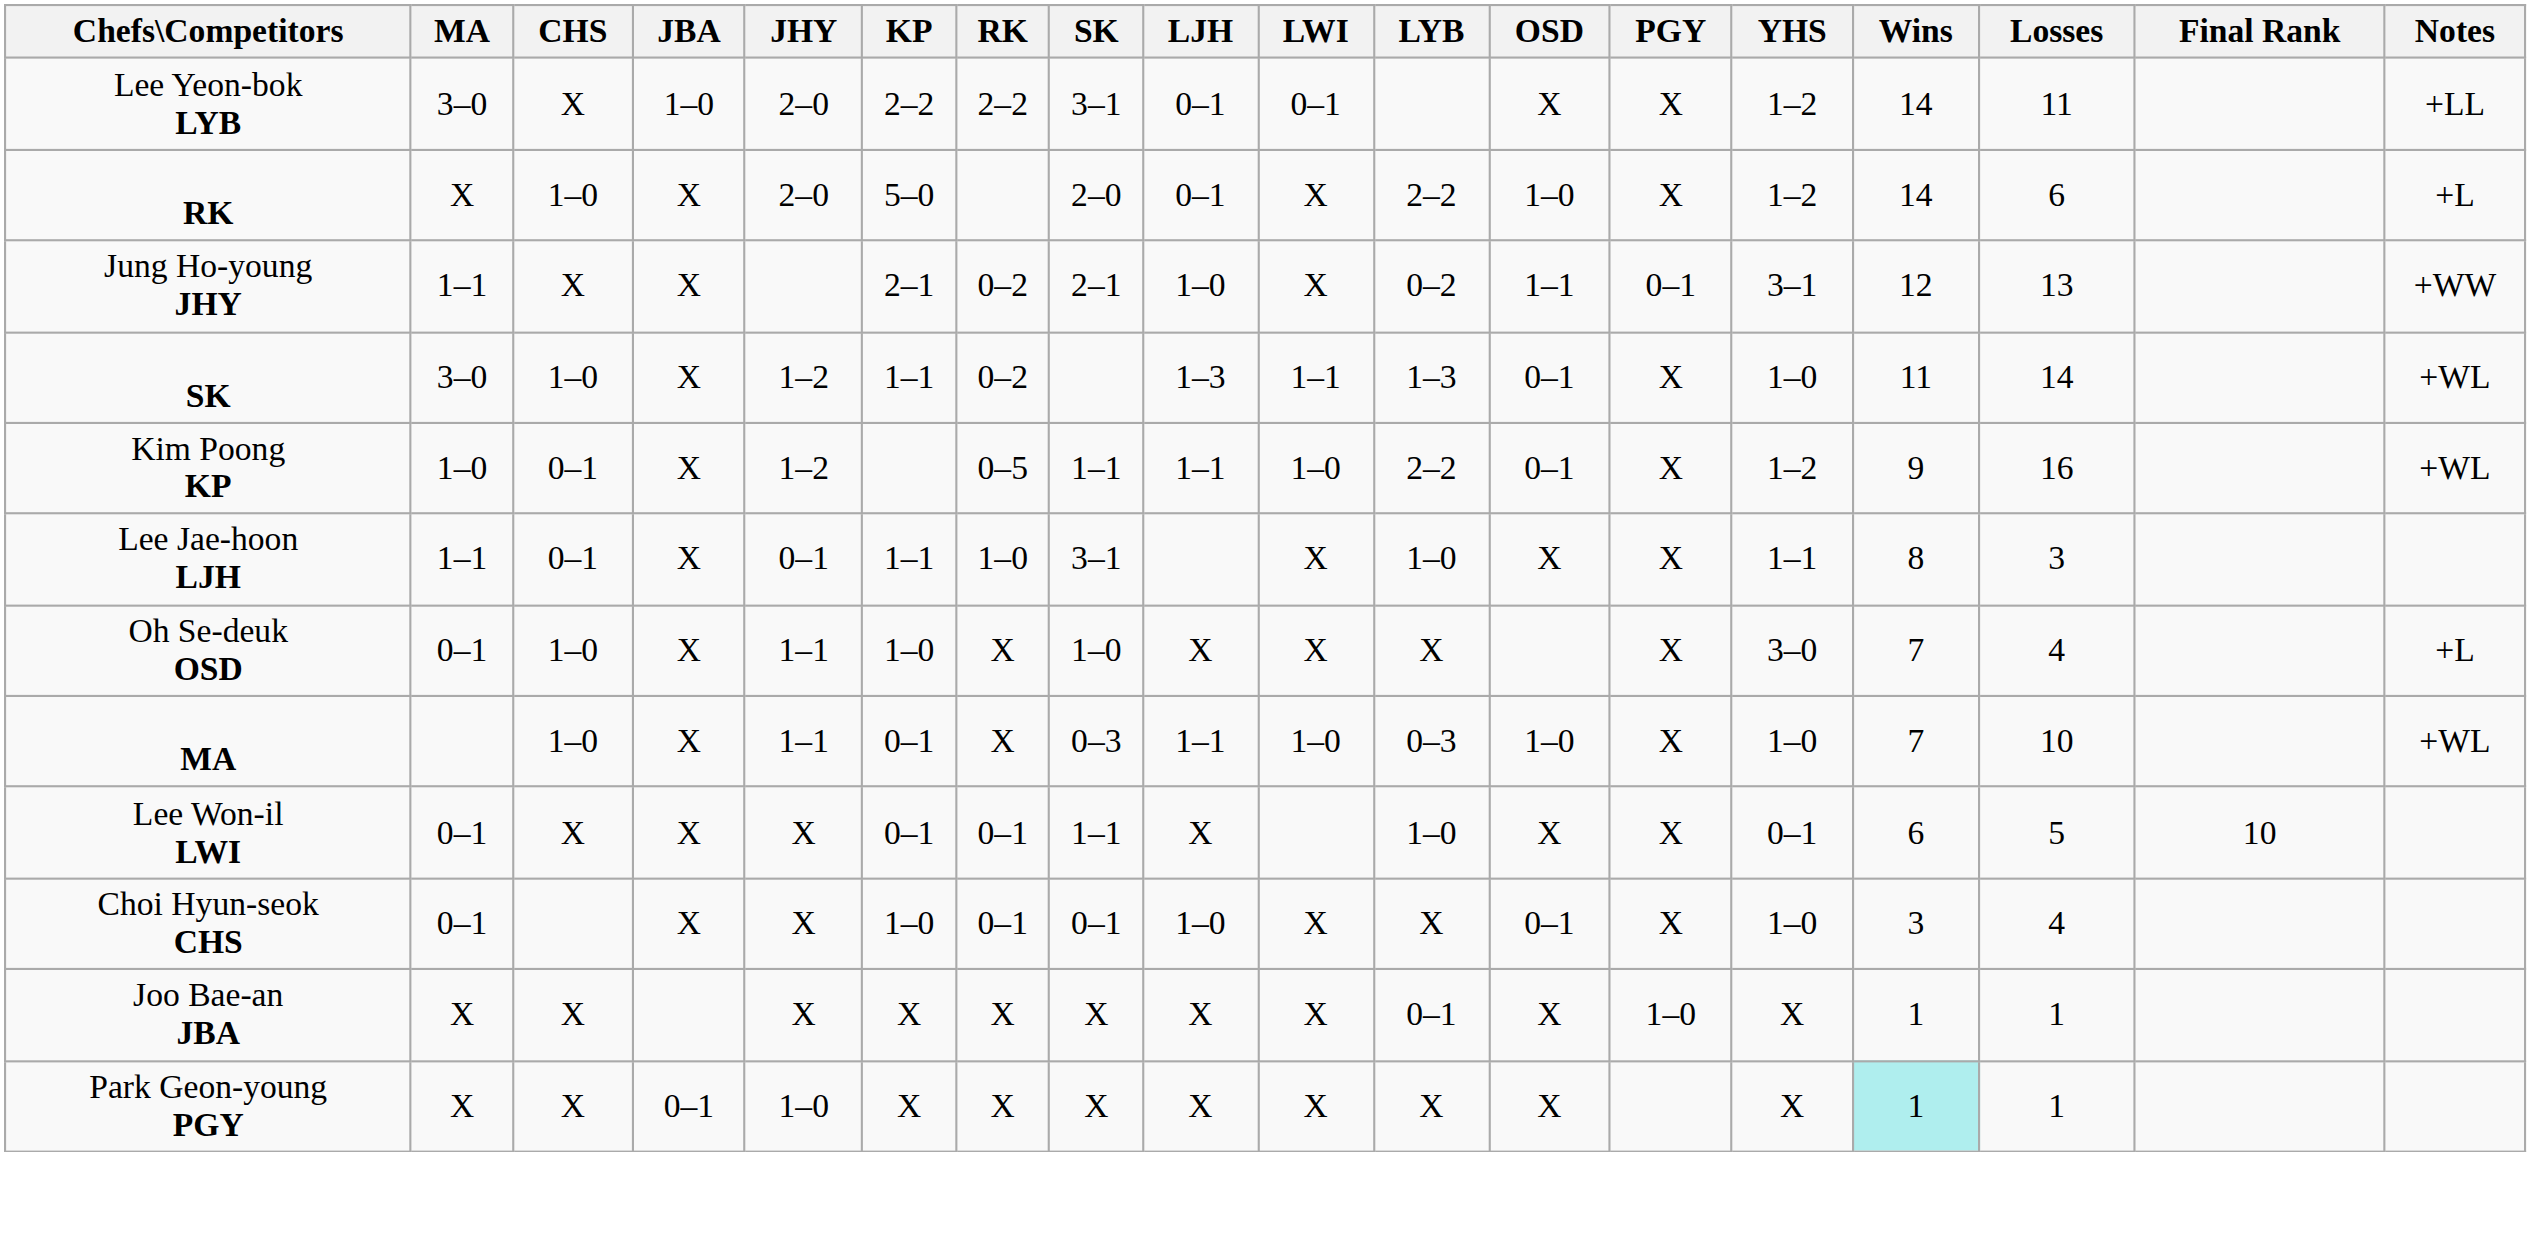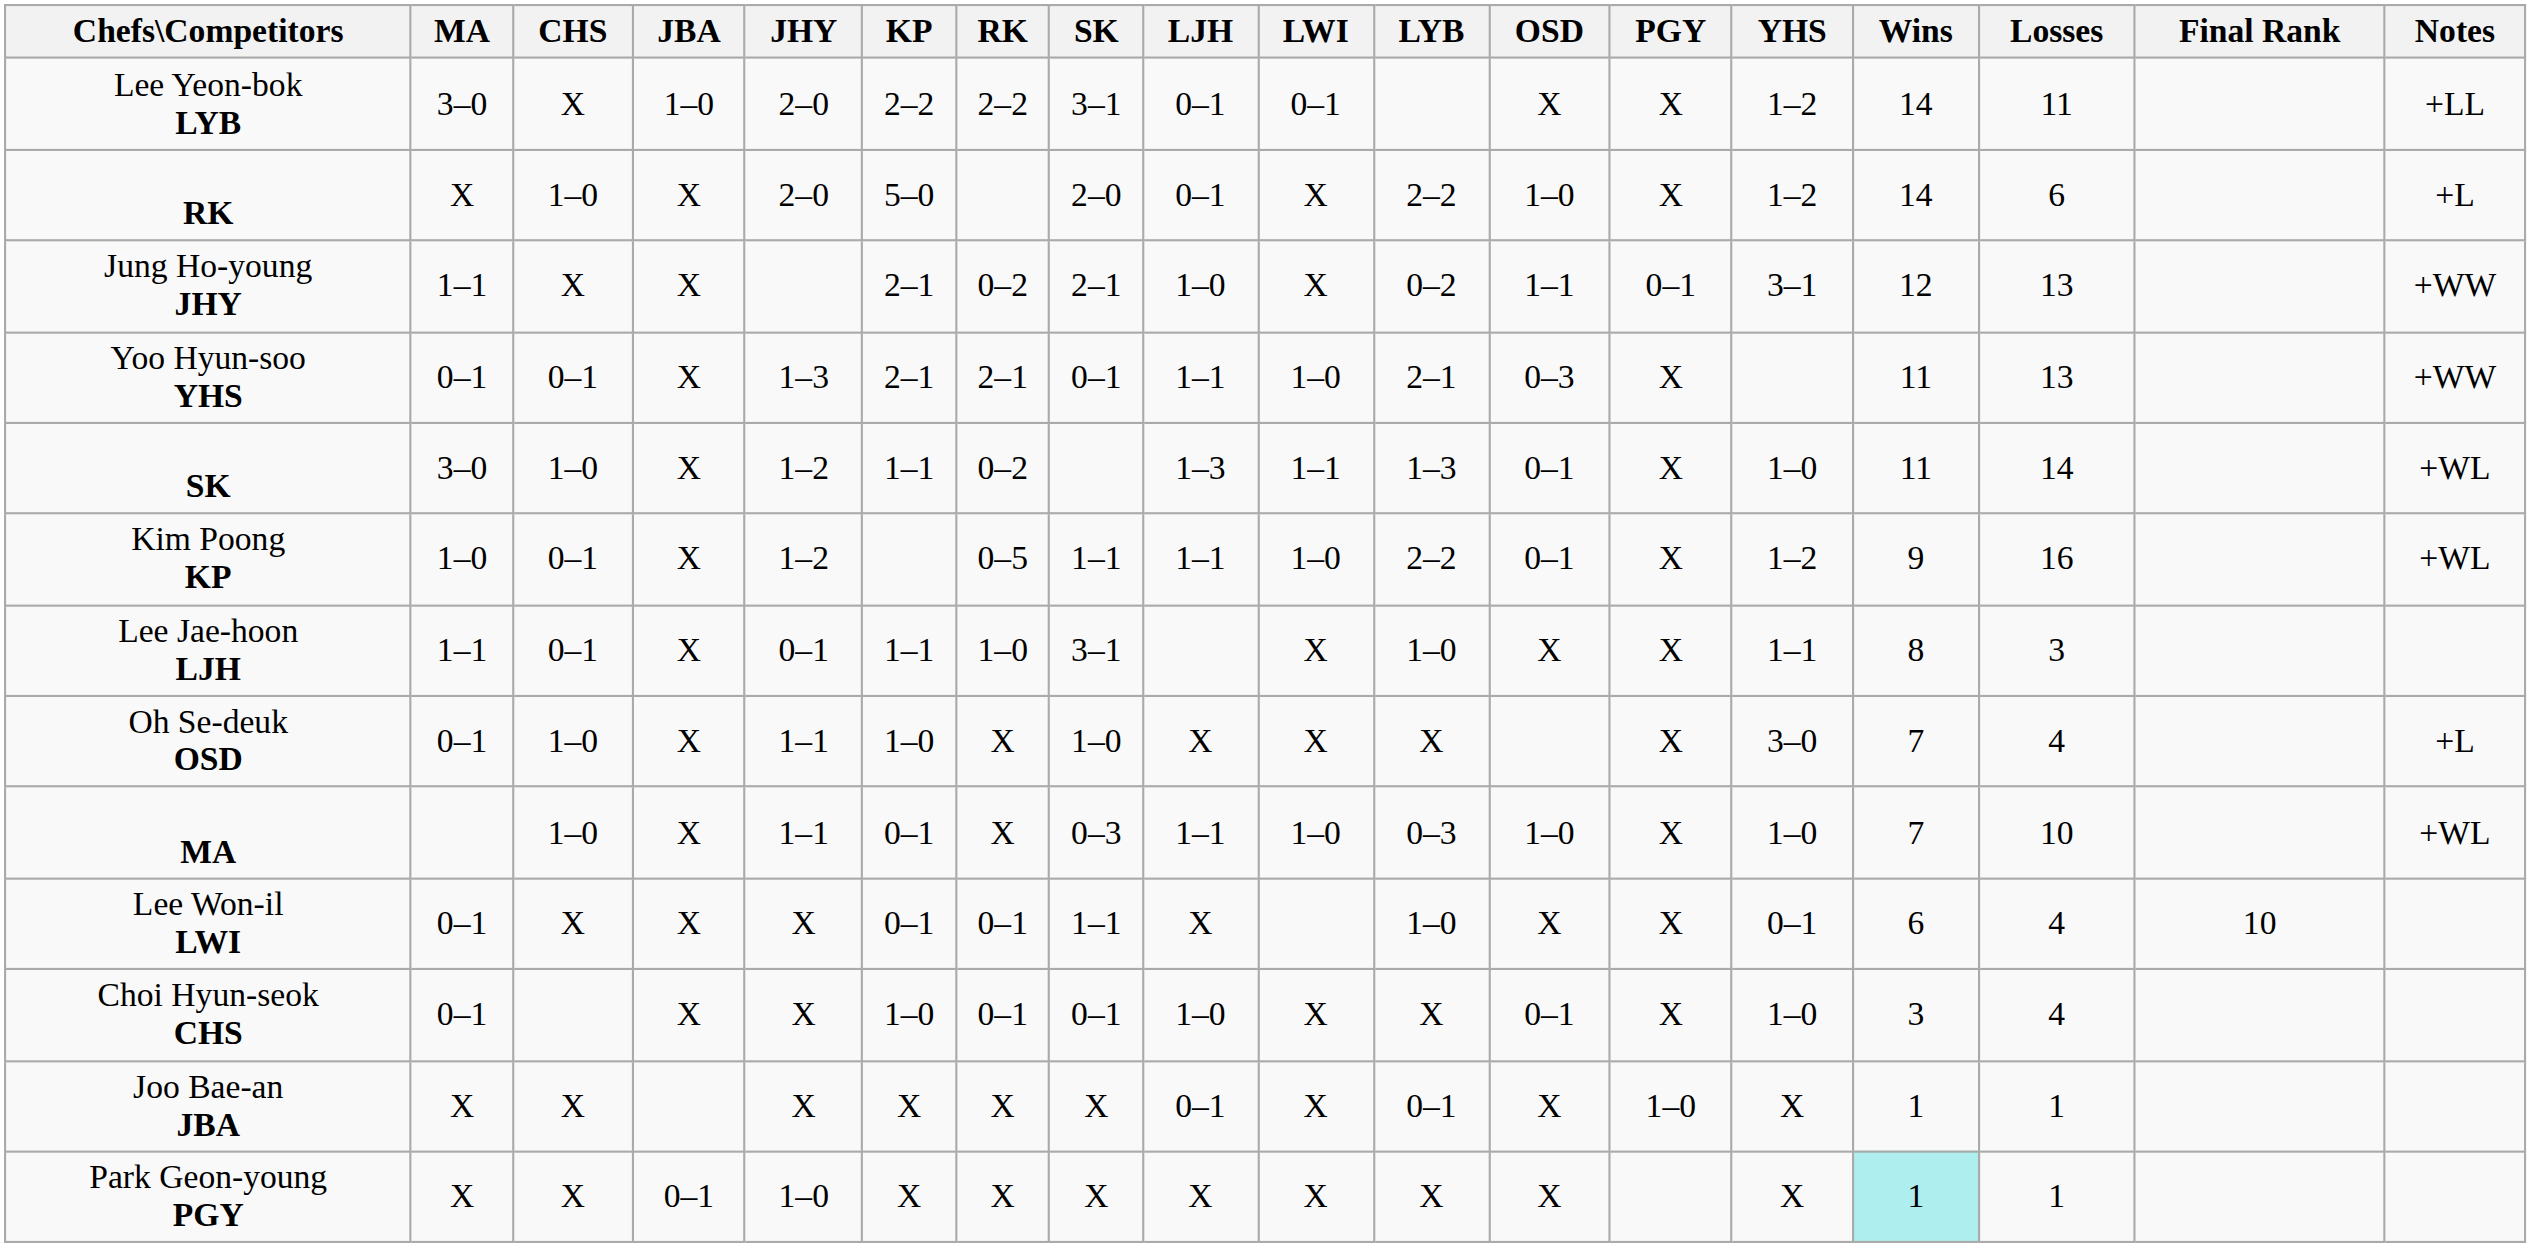+ row: (208, 376)
(2057, 832) 5 -> (2057, 923) 4
(1200, 1014) X -> (1200, 1105) 0–1
